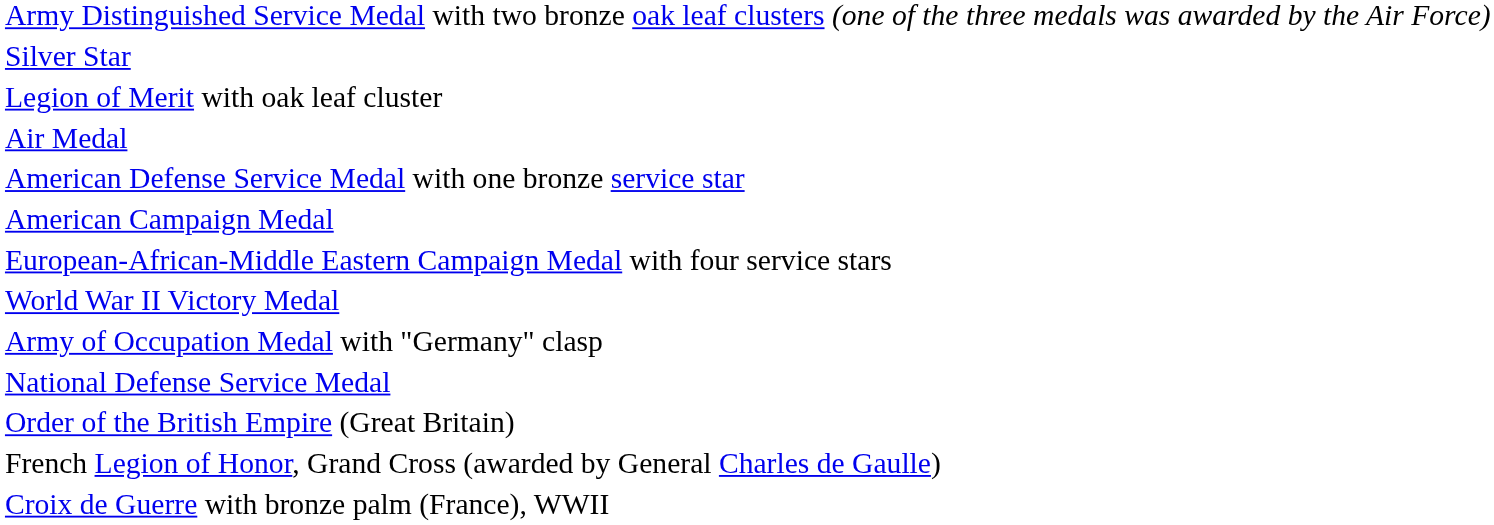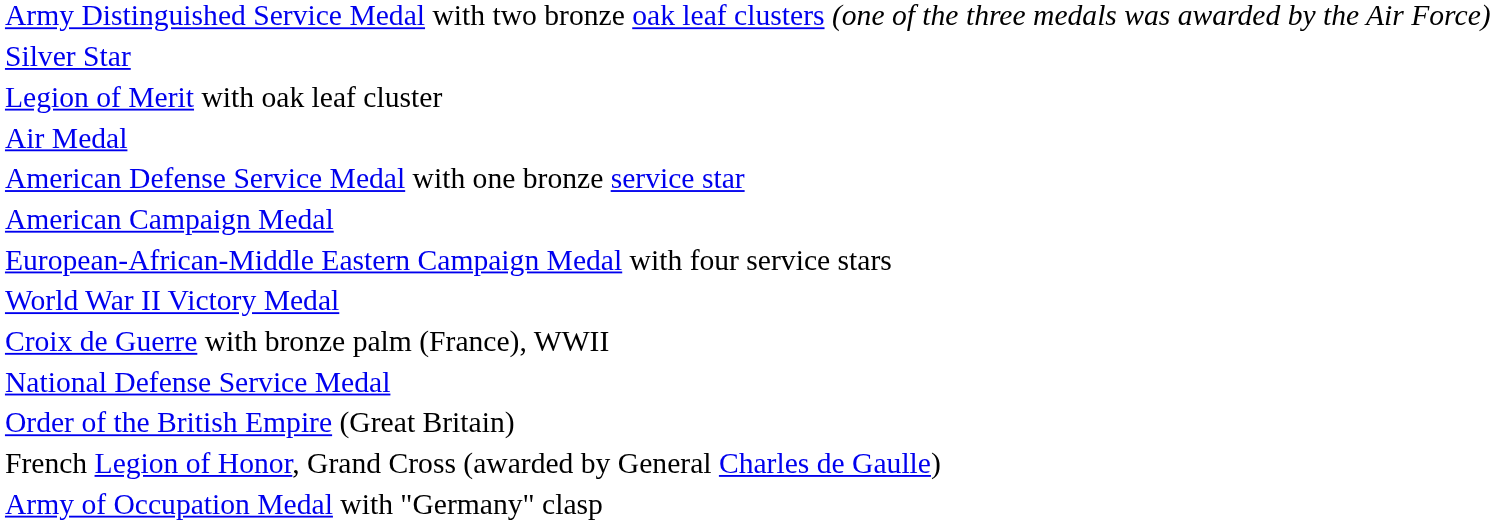rows swapped: (304, 341) <-> (307, 504)
